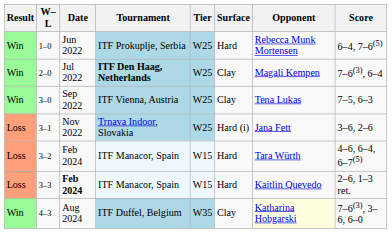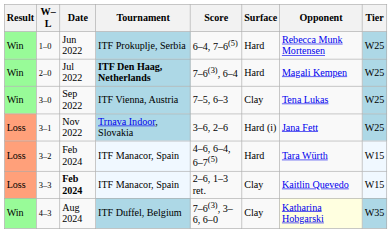columns swapped: (203, 18) <-> (361, 18)
(227, 72) Clay -> (254, 72) Hard
(227, 184) Hard -> (254, 184) Clay
